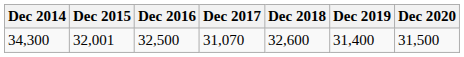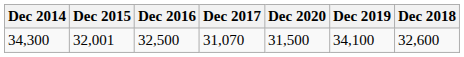columns swapped: (297, 16) <-> (427, 16)
(354, 40) 31,400 -> (354, 40) 34,100
